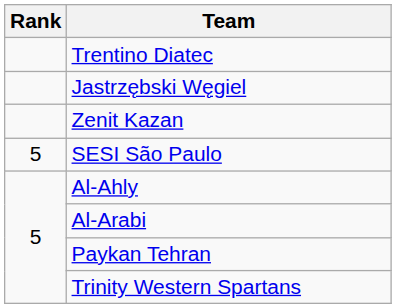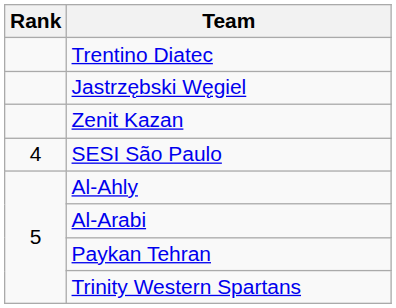(36, 154) 5 -> (36, 154) 4
